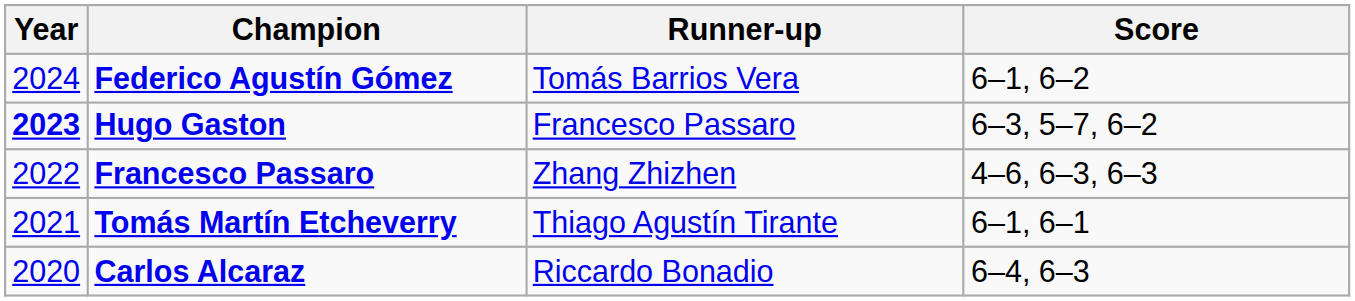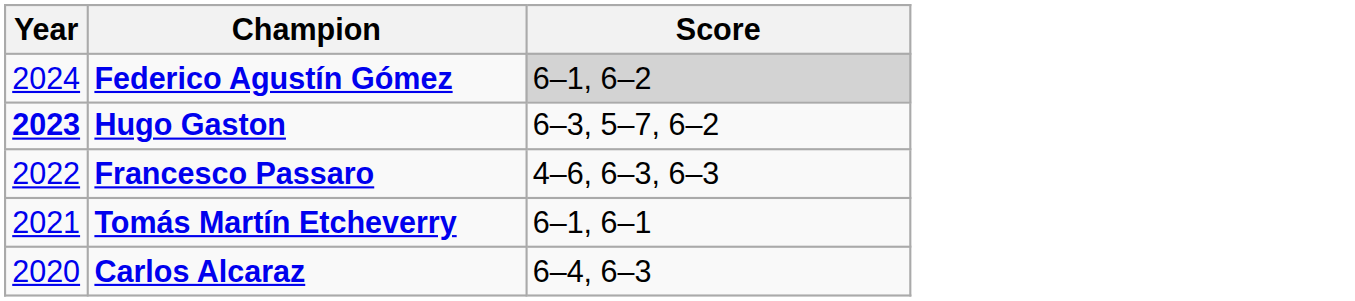- column: (745, 30)
(1030, 78) no background -> (592, 78) lightgrey background
